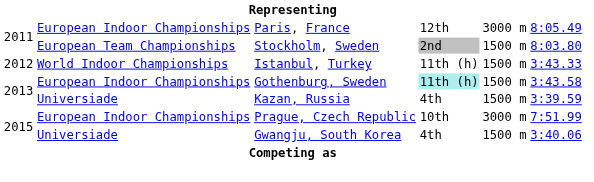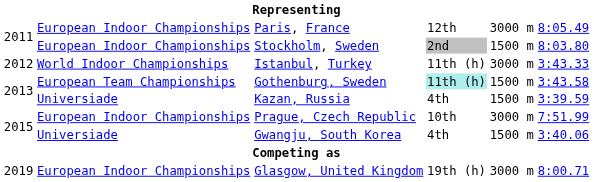(136, 46) European Team Championships -> (144, 46) European Indoor Championships
(504, 63) 1500 m -> (512, 63) 3000 m
(144, 81) European Indoor Championships -> (136, 81) European Team Championships
+ row: (339, 171)
